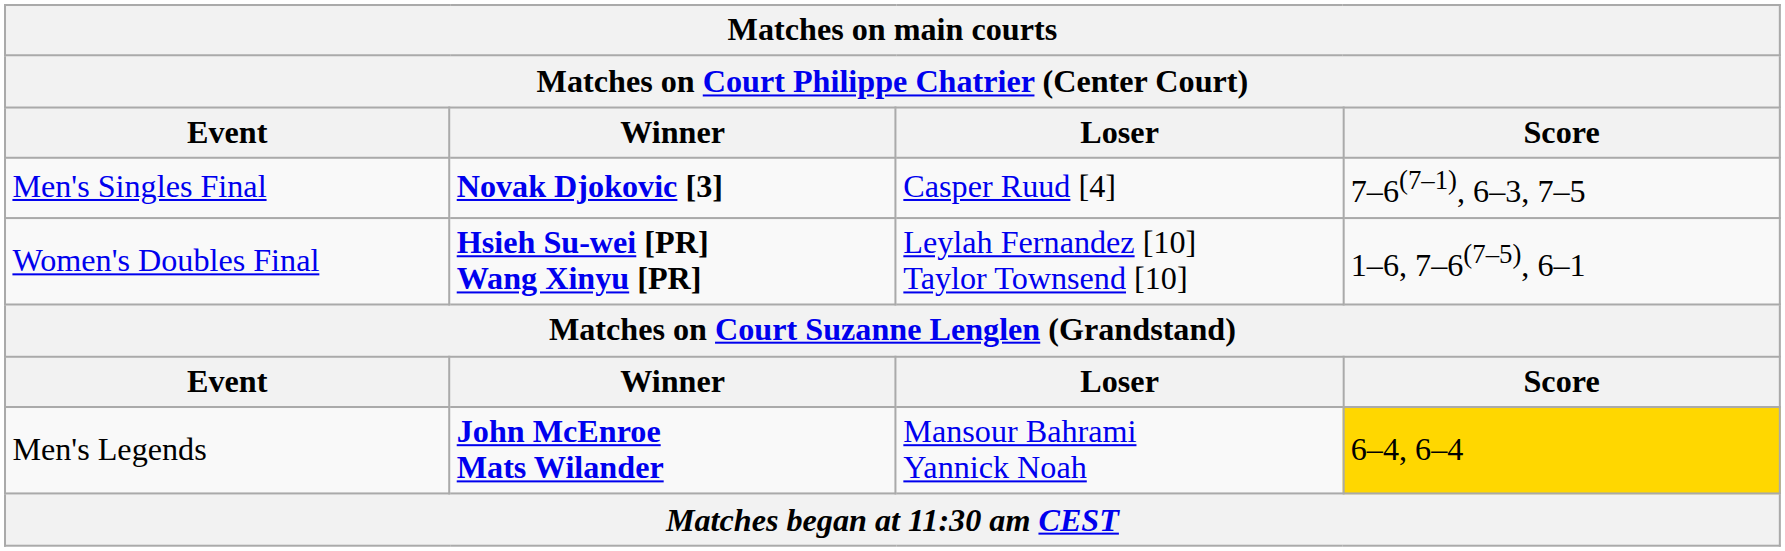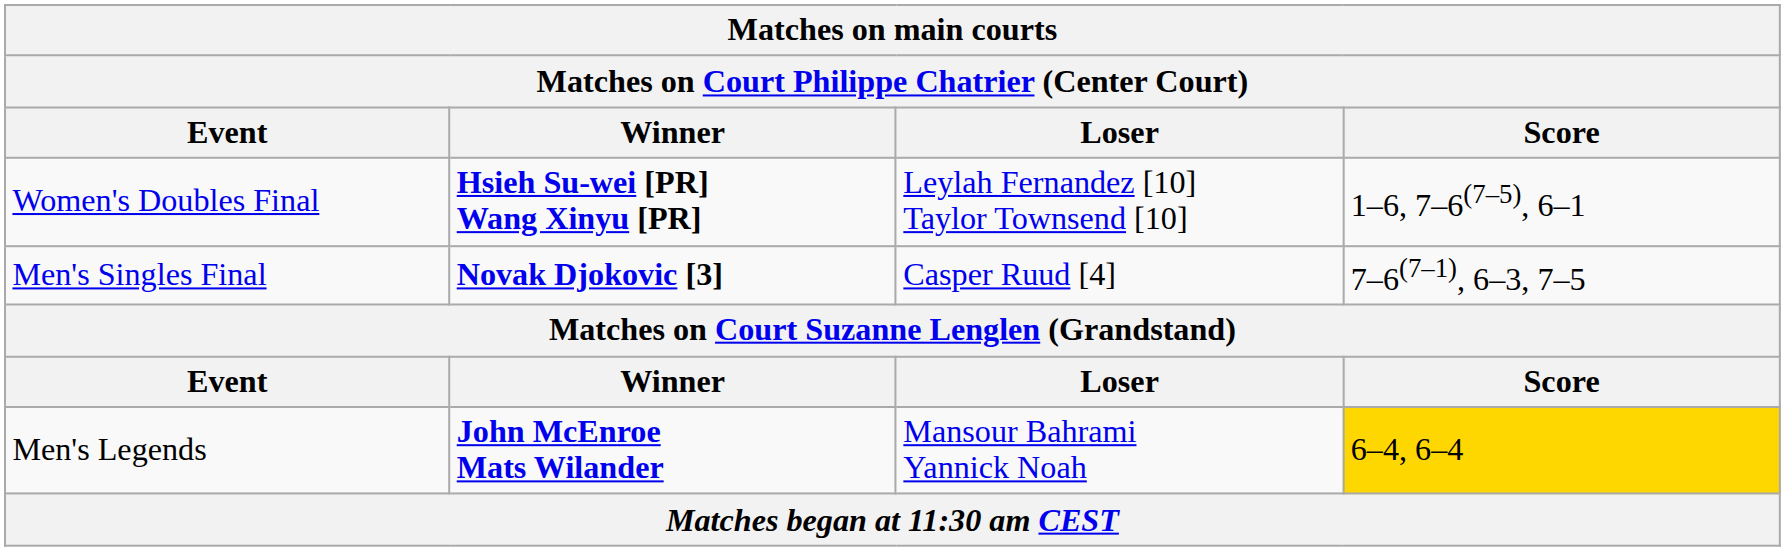rows swapped: (166, 260) <-> (140, 187)
